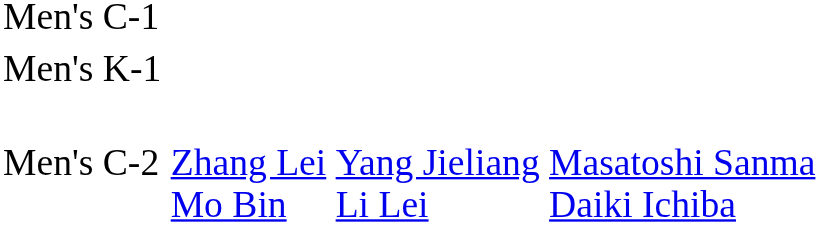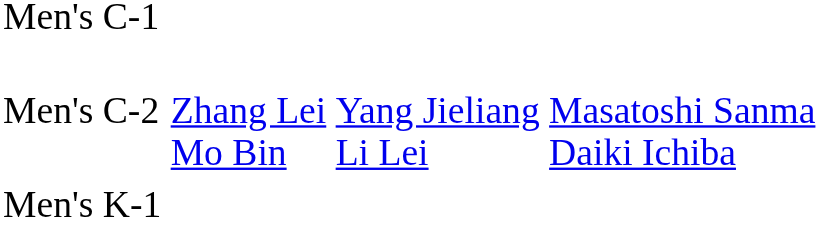rows swapped: (81, 162) <-> (82, 68)
